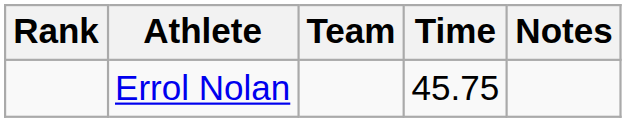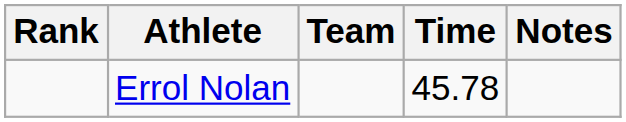(455, 87) 45.75 -> (455, 87) 45.78
